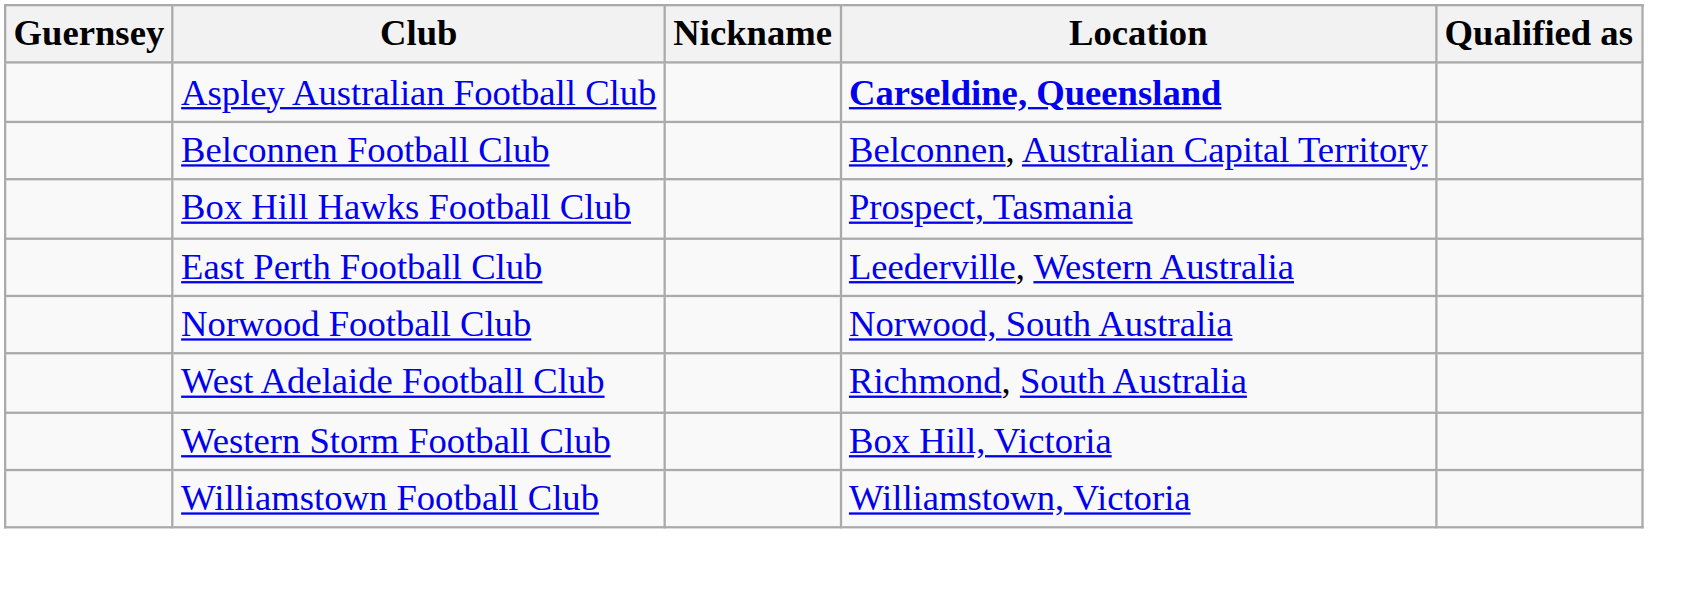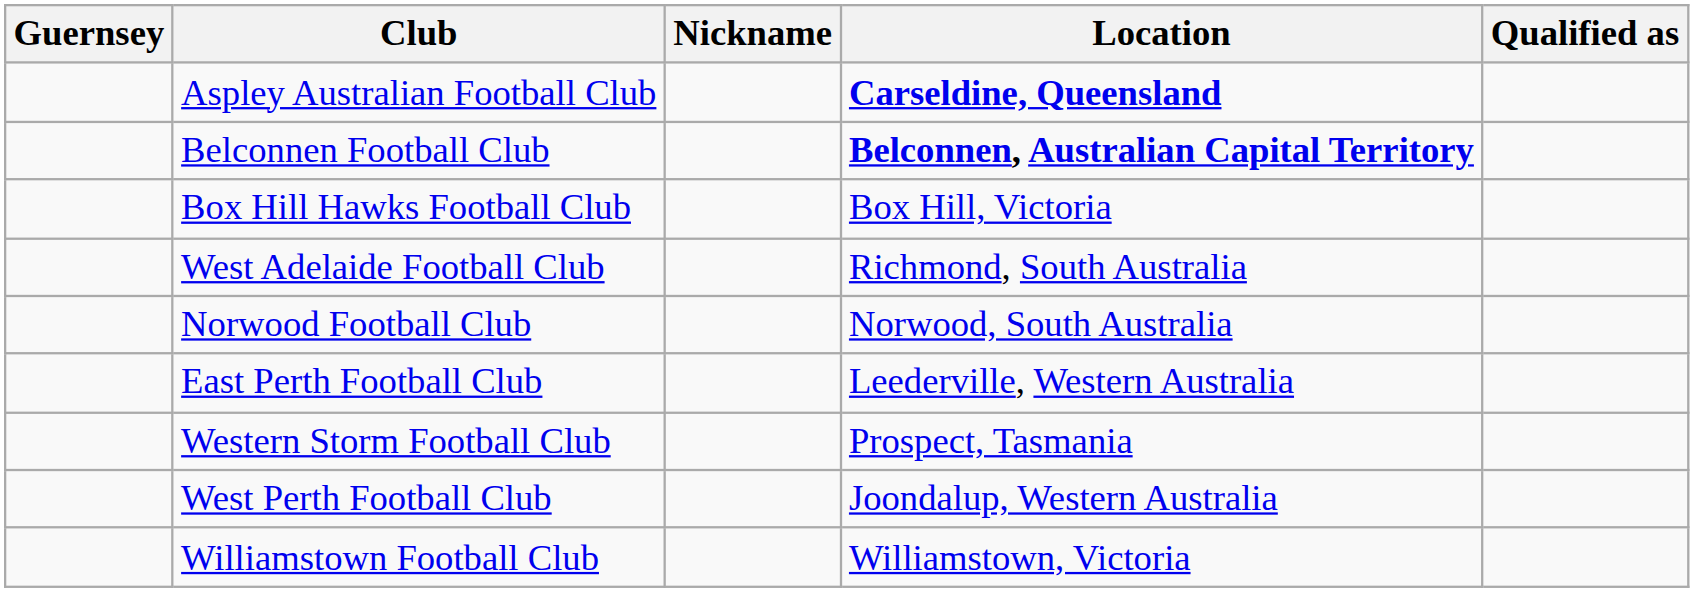(1138, 149) normal -> (1161, 149) bold
(991, 207) Prospect, Tasmania -> (980, 207) Box Hill, Victoria
rows swapped: (362, 265) <-> (393, 382)
(980, 440) Box Hill, Victoria -> (991, 440) Prospect, Tasmania
+ row: (366, 498)
